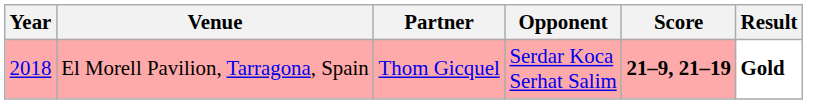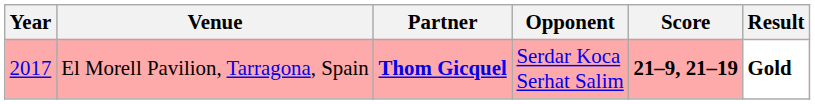(30, 68) 2018 -> (30, 68) 2017
(439, 68) normal -> (443, 68) bold
